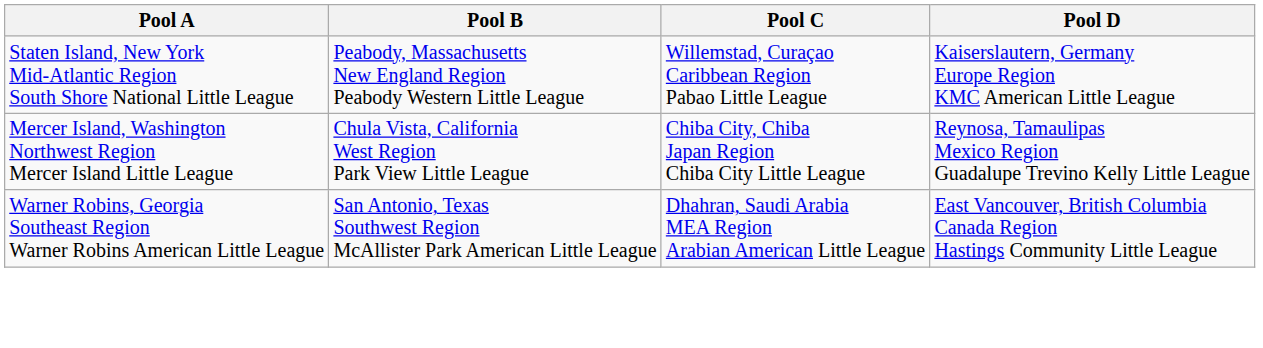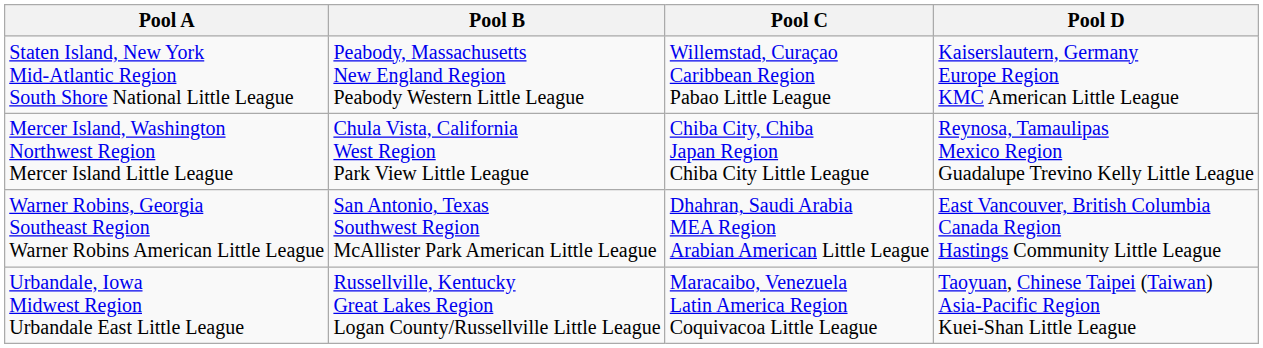+ row: (127, 304)
